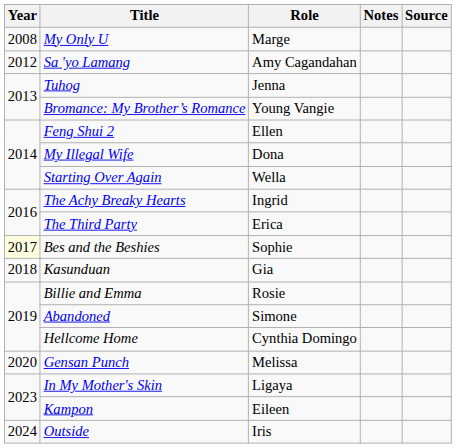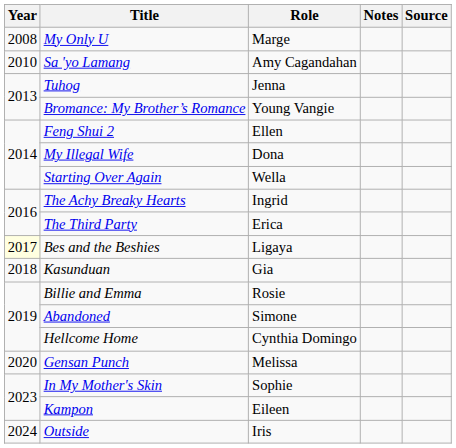(22, 62) 2012 -> (22, 62) 2010
(272, 246) Sophie -> (272, 246) Ligaya
(272, 385) Ligaya -> (272, 385) Sophie
